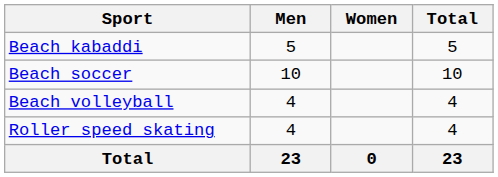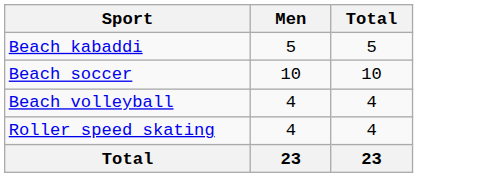- column: (372, 19)
